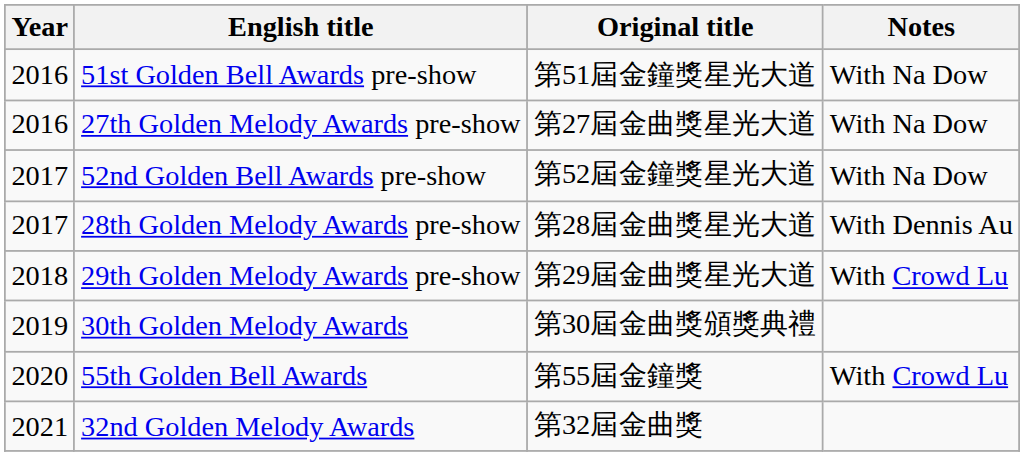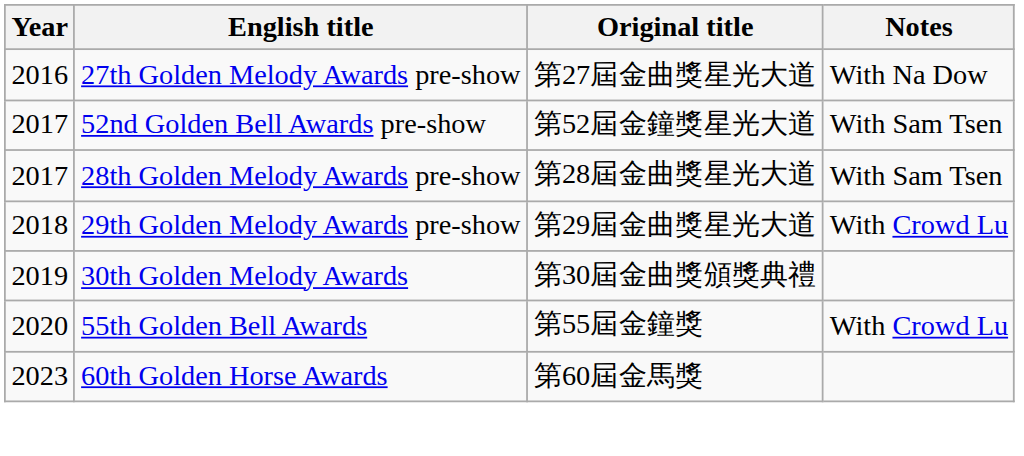- row: (279, 74)
(909, 174) With Na Dow -> (916, 124) With Sam Tsen
(921, 225) With Dennis Au -> (916, 174) With Sam Tsen
- row: (248, 426)
+ row: (234, 375)
